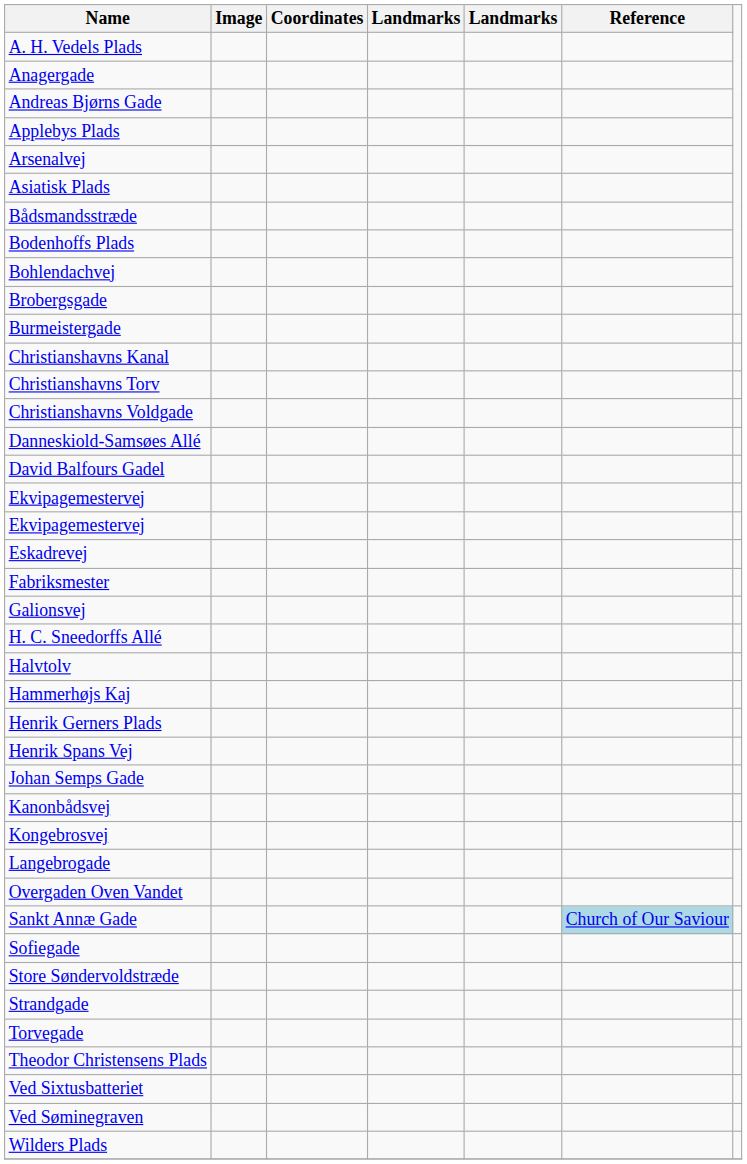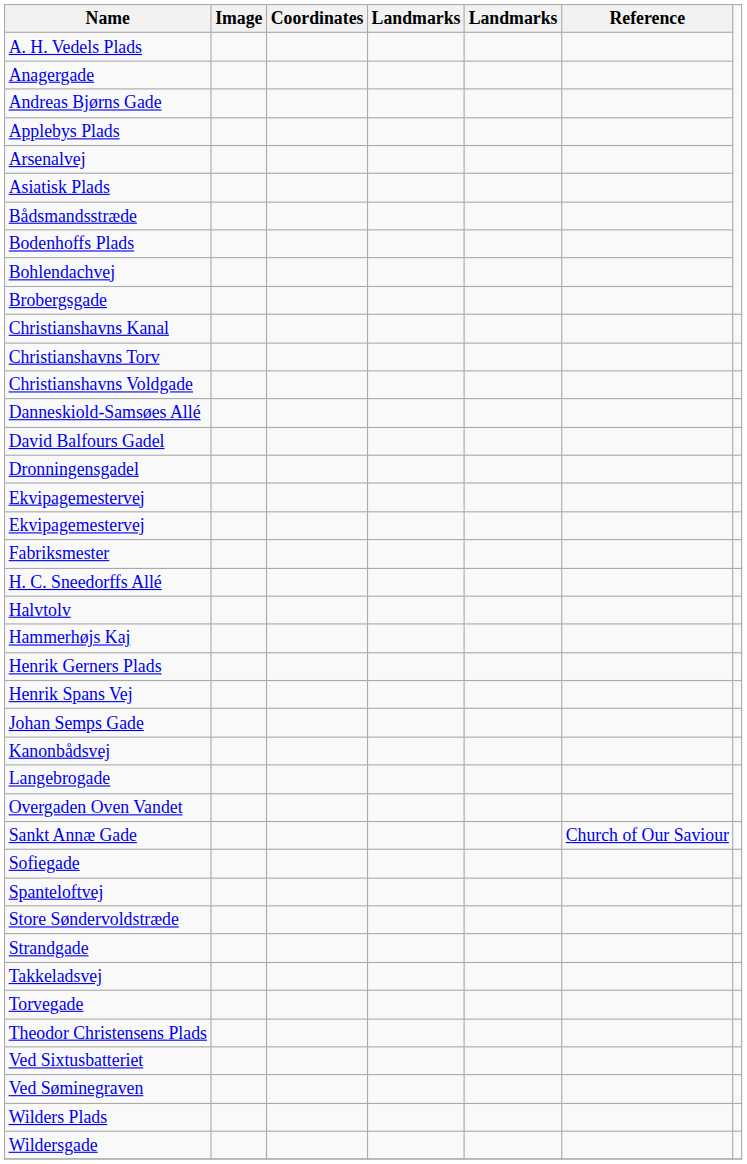- row: (65, 328)
+ row: (74, 469)
- row: (48, 553)
- row: (47, 610)
- row: (58, 835)
(647, 919) lightblue background -> (647, 835) no background
+ row: (56, 891)
+ row: (55, 976)
+ row: (53, 1145)
